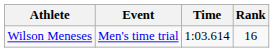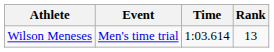(251, 36) 16 -> (251, 36) 13
